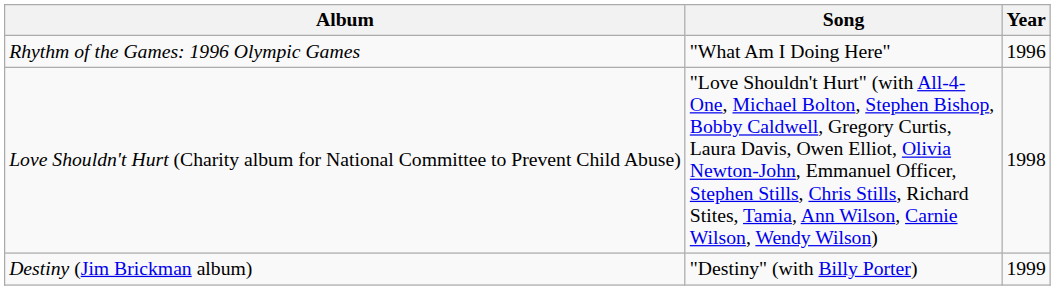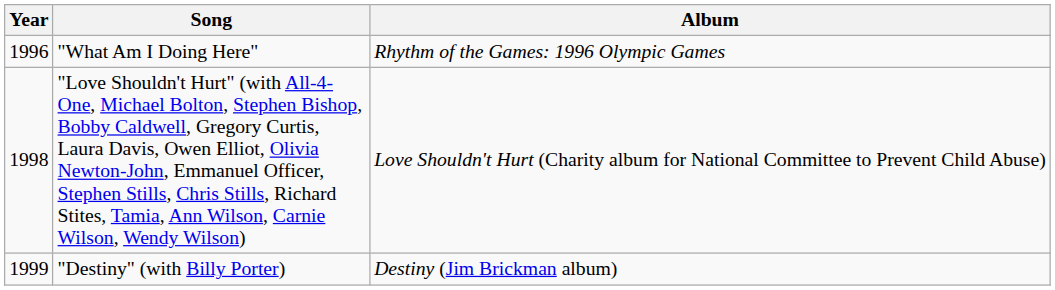columns swapped: (1026, 20) <-> (345, 20)
